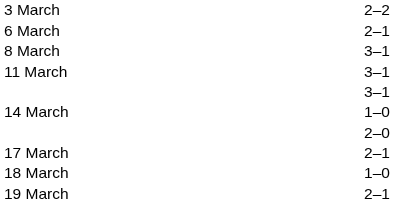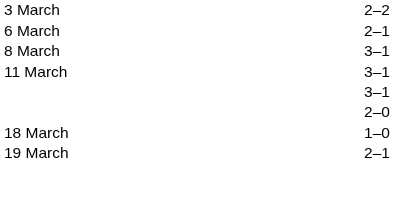- row: (36, 112)
- row: (36, 153)
